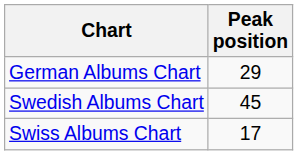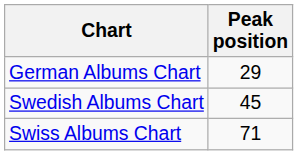(250, 133) 17 -> (250, 133) 71
